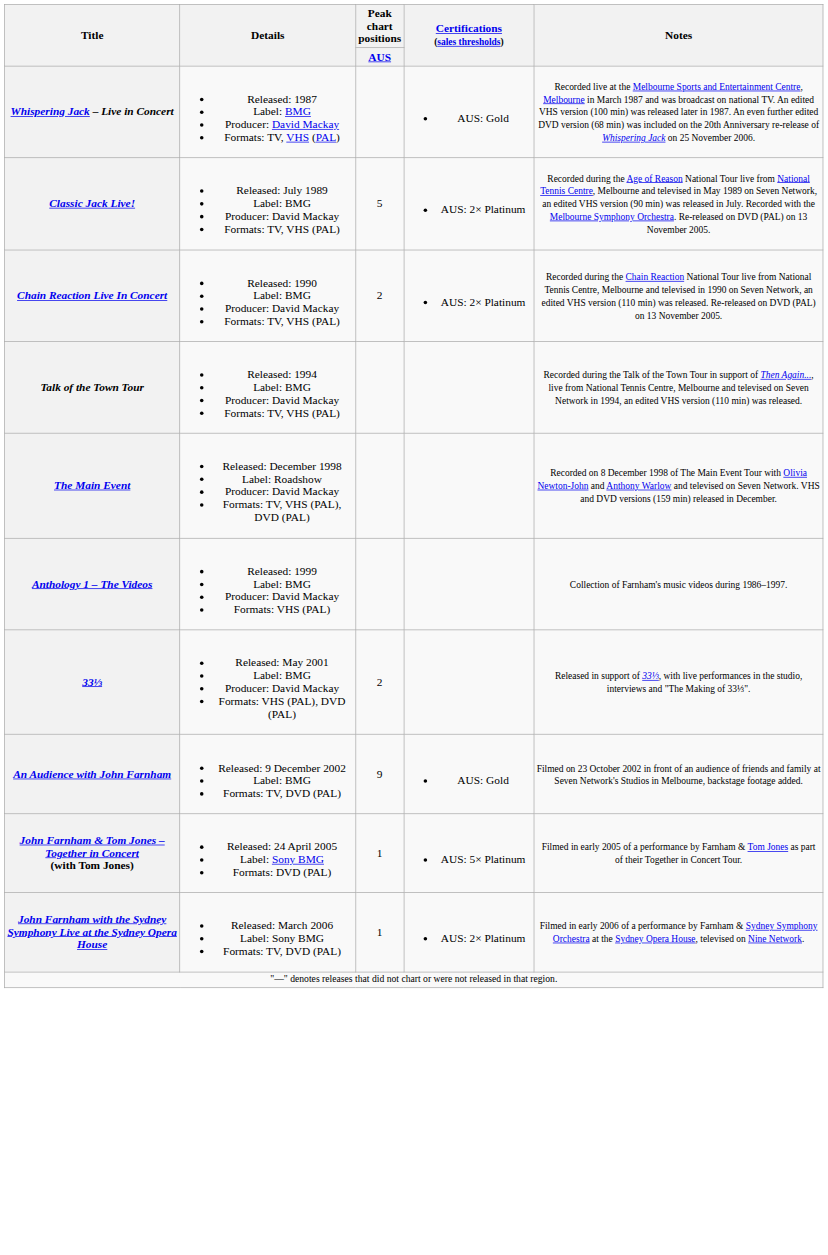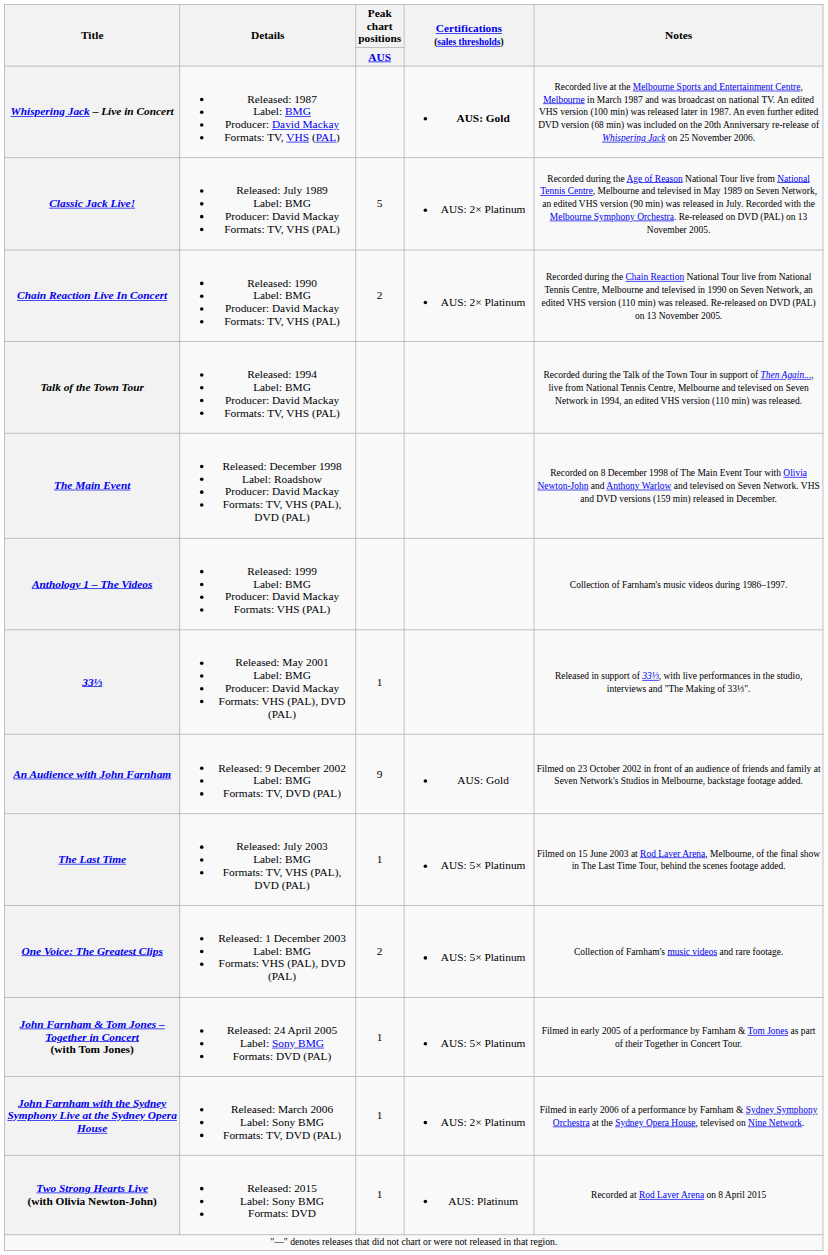(469, 118) normal -> (469, 118) bold
(380, 682) 2 -> (380, 682) 1
+ row: (92, 859)
+ row: (92, 951)
+ row: (92, 1195)
